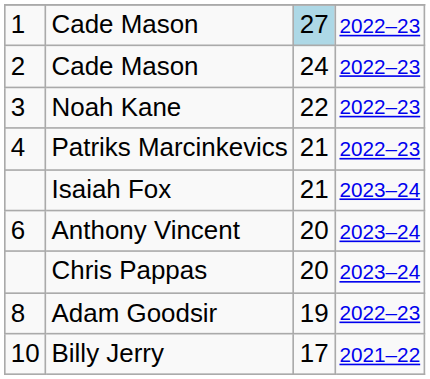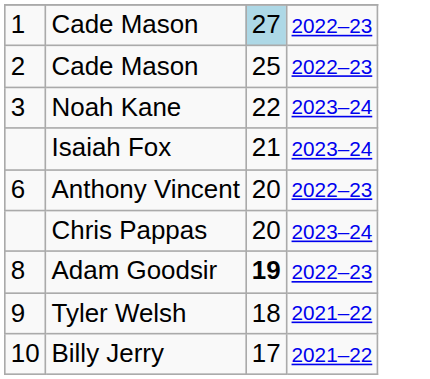(314, 66) 24 -> (266, 66) 25
(380, 108) 2022–23 -> (332, 108) 2023–24
- row: (18, 148)
(380, 231) 2023–24 -> (332, 190) 2022–23
(314, 312) normal -> (266, 271) bold
+ row: (18, 312)
